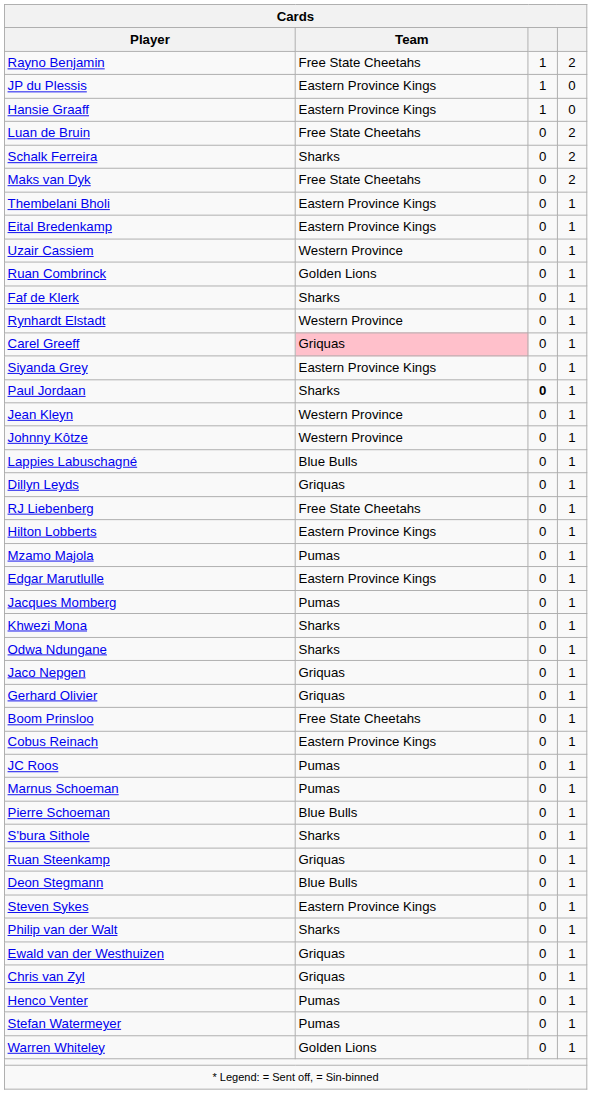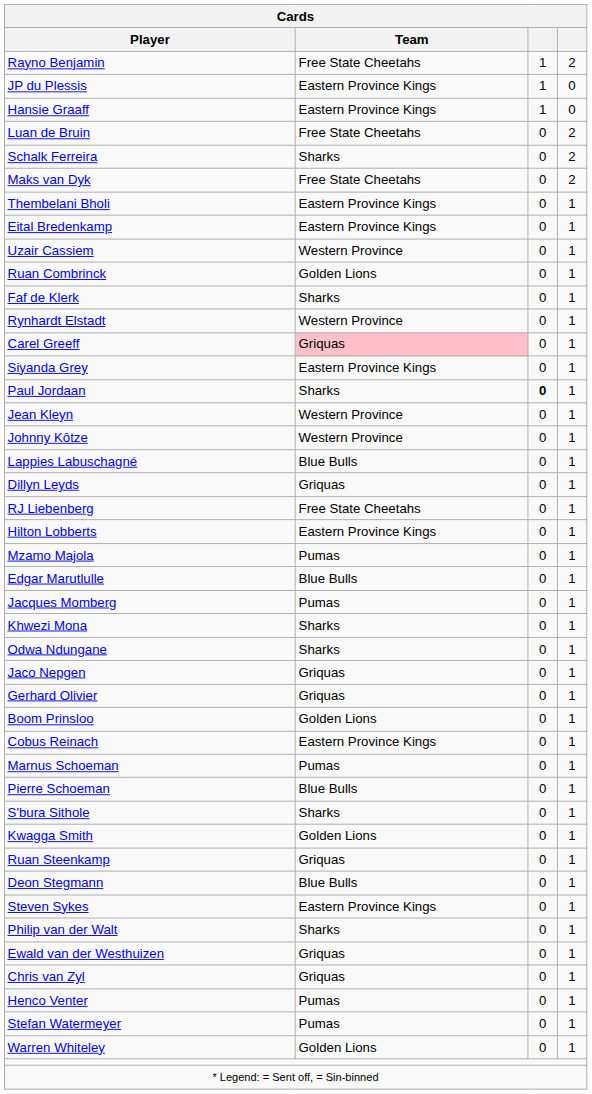(367, 579) Eastern Province Kings -> (328, 579) Blue Bulls
(360, 719) Free State Cheetahs -> (338, 719) Golden Lions
- row: (33, 766)
+ row: (50, 836)
